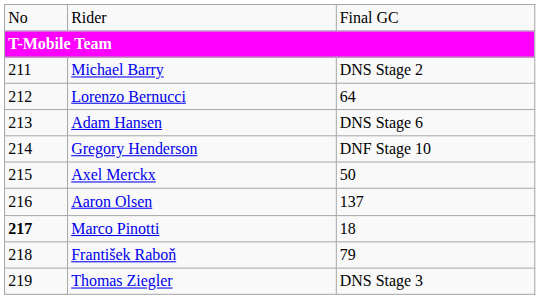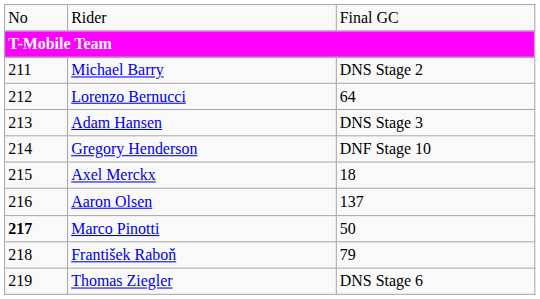(381, 123) DNS Stage 6 -> (381, 123) DNS Stage 3
(348, 175) 50 -> (348, 175) 18
(348, 228) 18 -> (348, 228) 50
(381, 281) DNS Stage 3 -> (381, 281) DNS Stage 6
